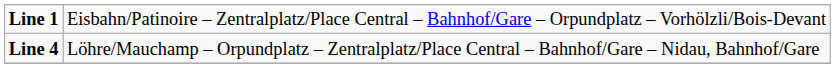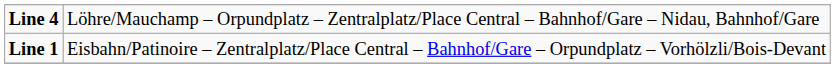rows swapped: (34, 19) <-> (34, 48)
